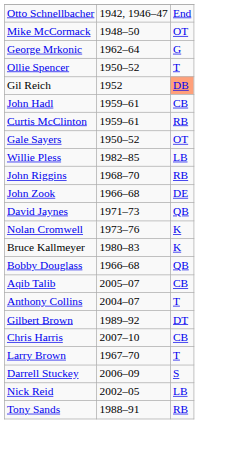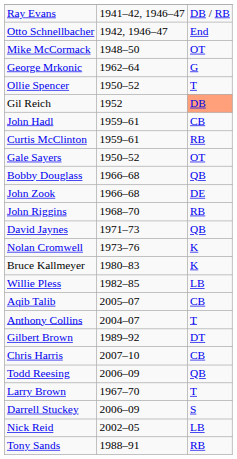+ row: (31, 13)
rows swapped: (45, 265) <-> (34, 157)
rows swapped: (31, 193) <-> (37, 175)
+ row: (38, 373)
